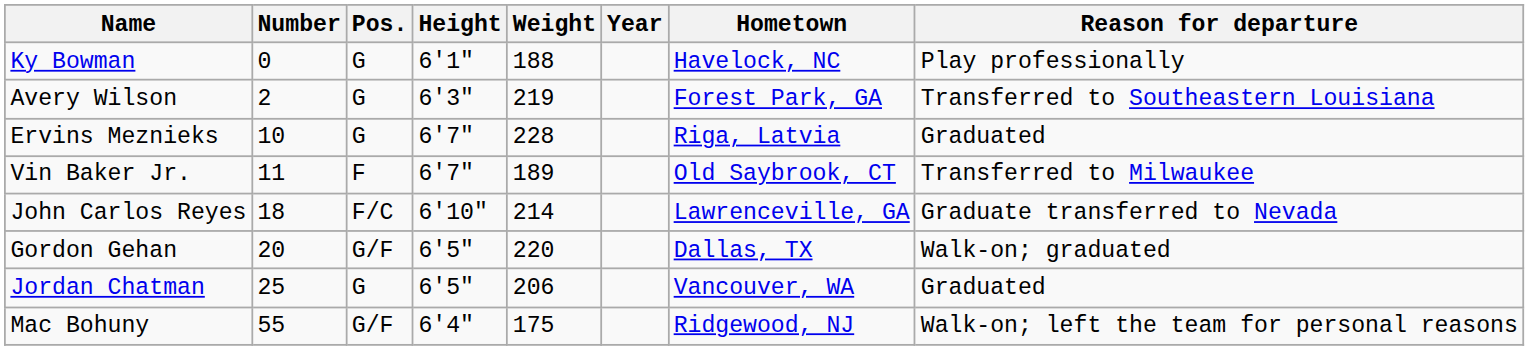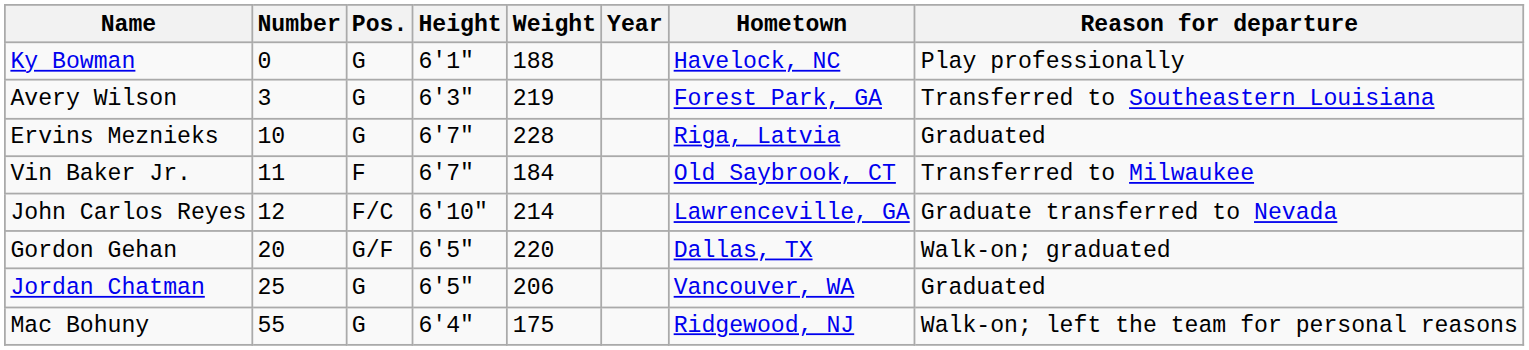(264, 99) 2 -> (264, 99) 3
(534, 175) 189 -> (534, 175) 184
(271, 212) 18 -> (271, 212) 12
(373, 325) G/F -> (359, 325) G
